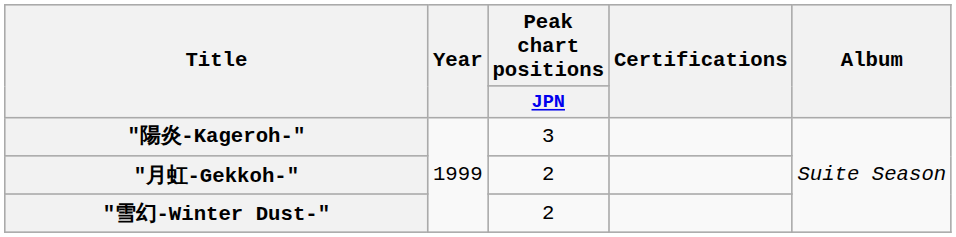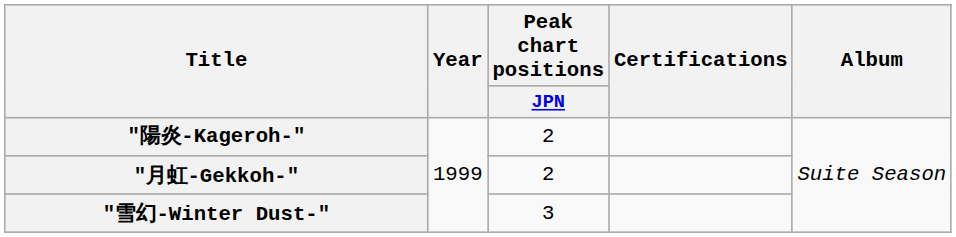(548, 137) 3 -> (548, 137) 2
(548, 214) 2 -> (548, 214) 3
